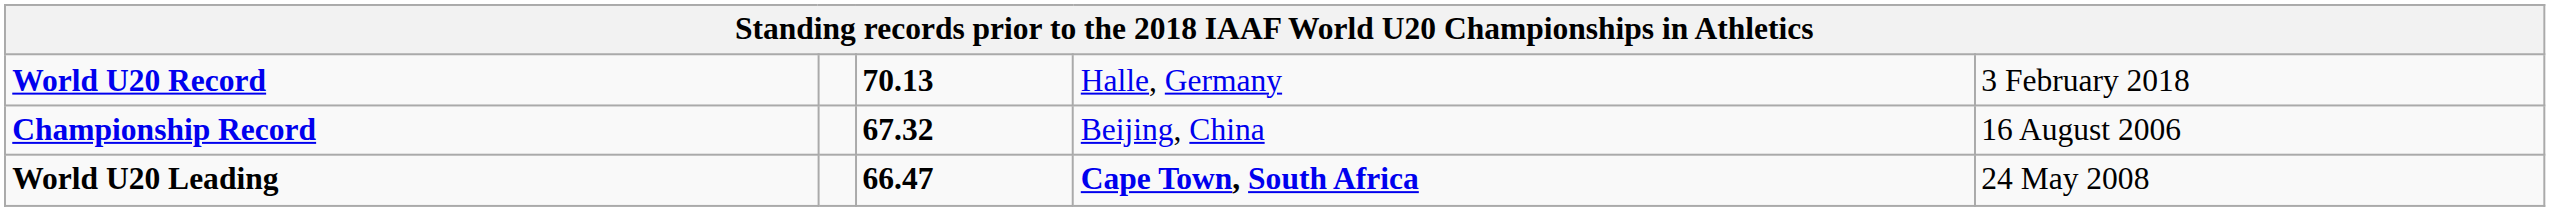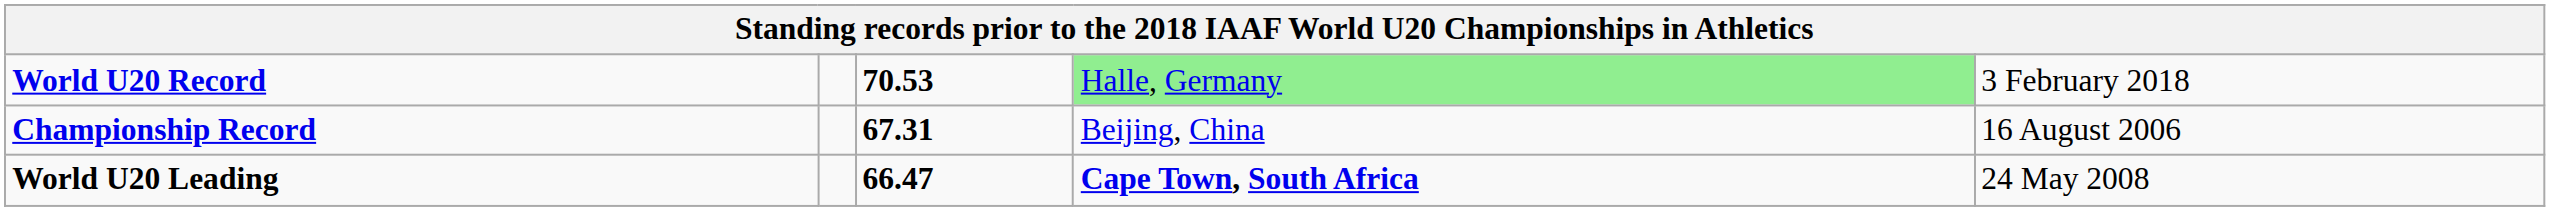(898, 79) 70.13 -> (898, 79) 70.53
(1181, 79) no background -> (1181, 79) lightgreen background
(898, 129) 67.32 -> (898, 129) 67.31
